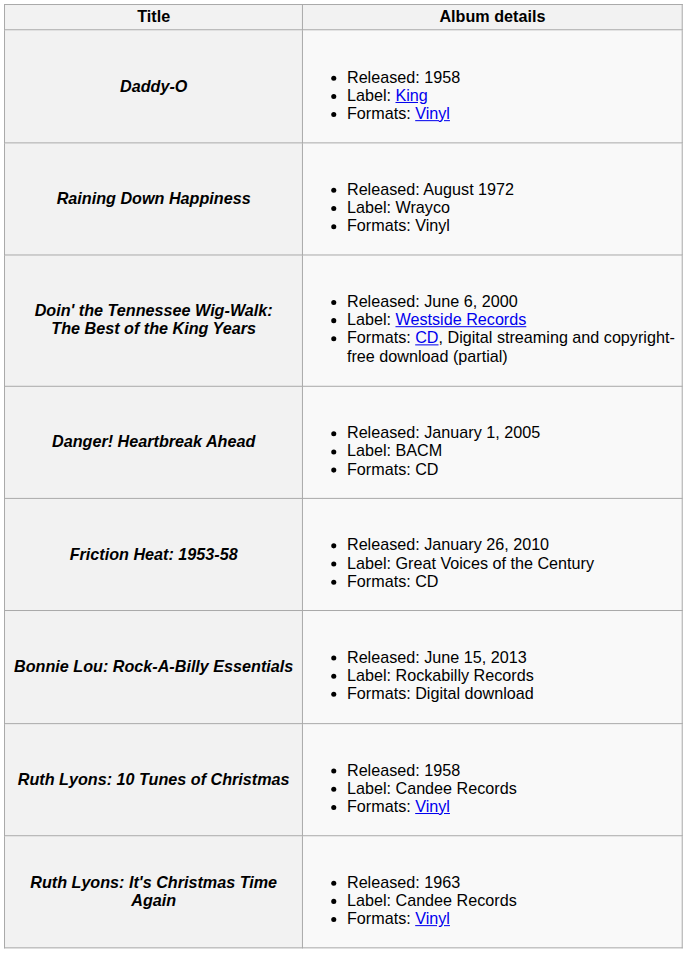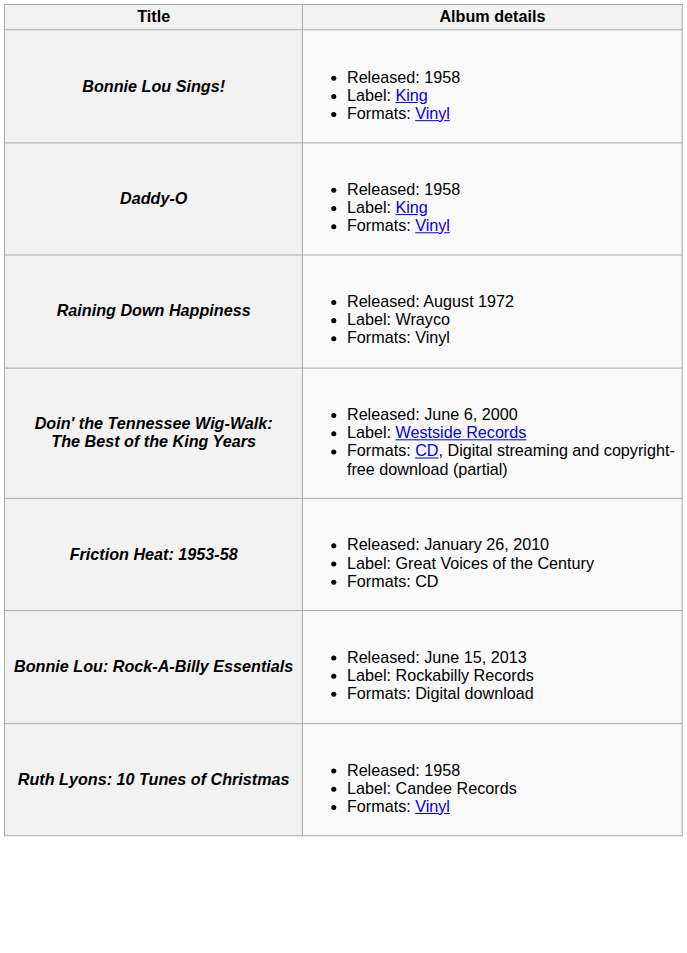+ row: (154, 86)
- row: (154, 442)
- row: (154, 891)
